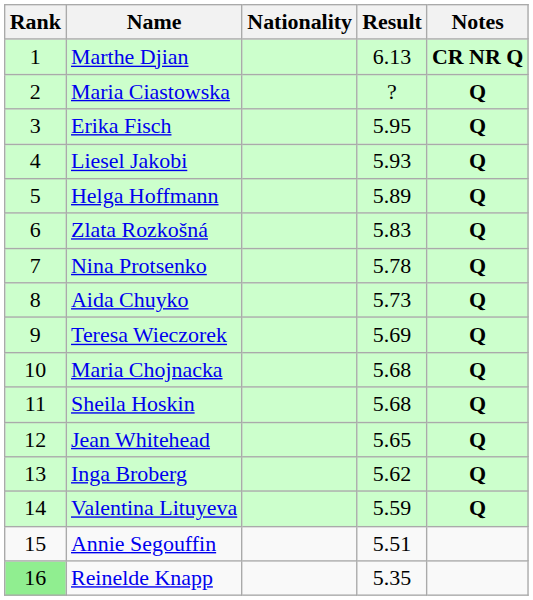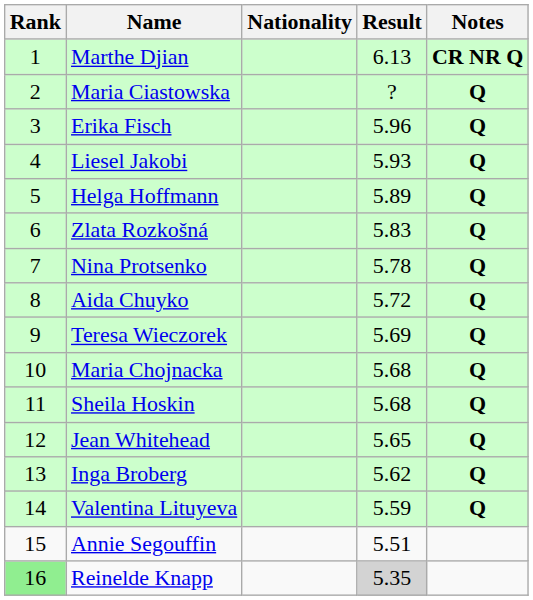(392, 126) 5.95 -> (392, 126) 5.96
(392, 299) 5.73 -> (392, 299) 5.72
(392, 578) no background -> (392, 578) lightgrey background
